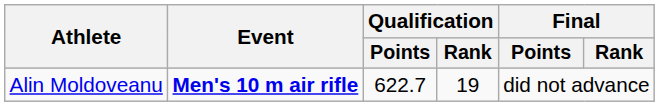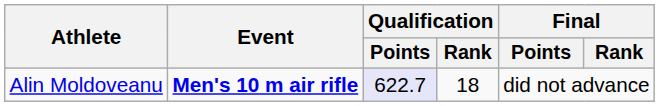(400, 85) no background -> (400, 85) lavender background
(468, 85) 19 -> (468, 85) 18
